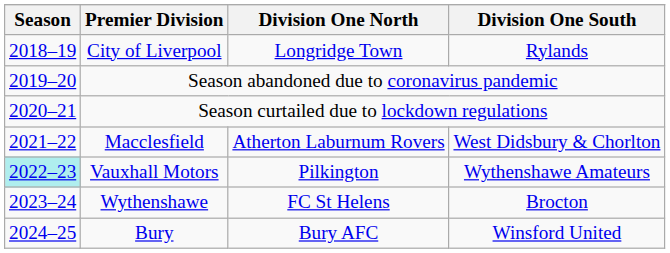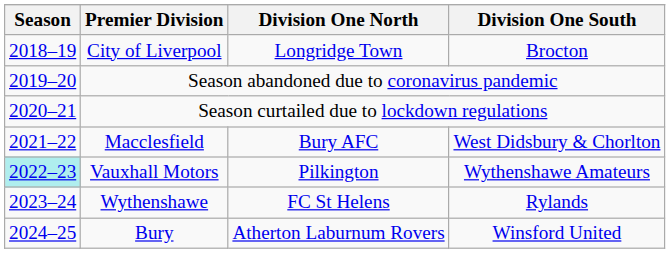(557, 50) Rylands -> (557, 50) Brocton
(339, 141) Atherton Laburnum Rovers -> (338, 141) Bury AFC
(557, 202) Brocton -> (557, 202) Rylands
(338, 232) Bury AFC -> (339, 232) Atherton Laburnum Rovers
